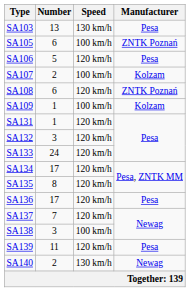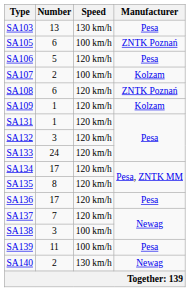(94, 106) 100 km/h -> (94, 106) 120 km/h
(94, 247) 120 km/h -> (94, 247) 100 km/h
